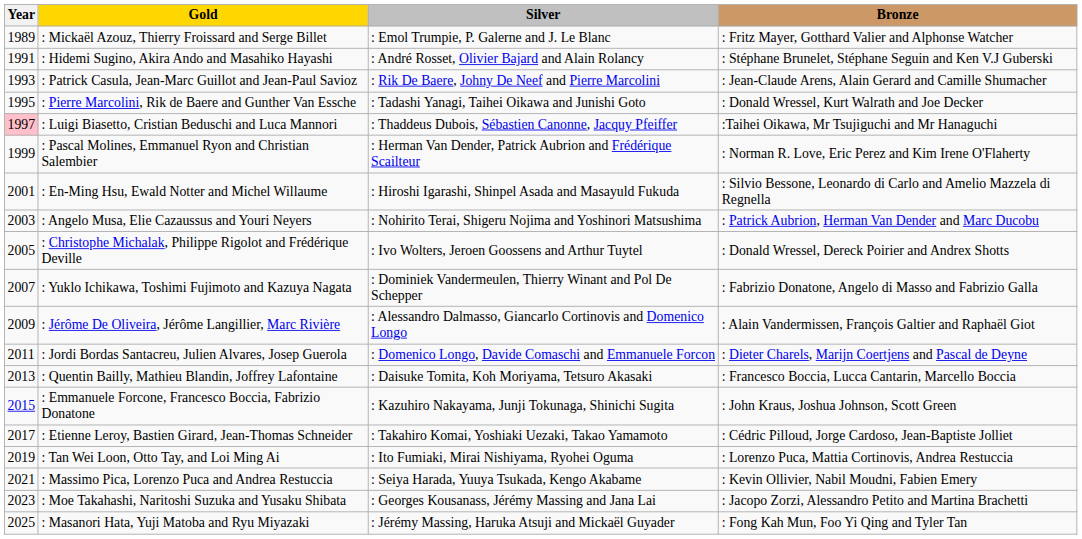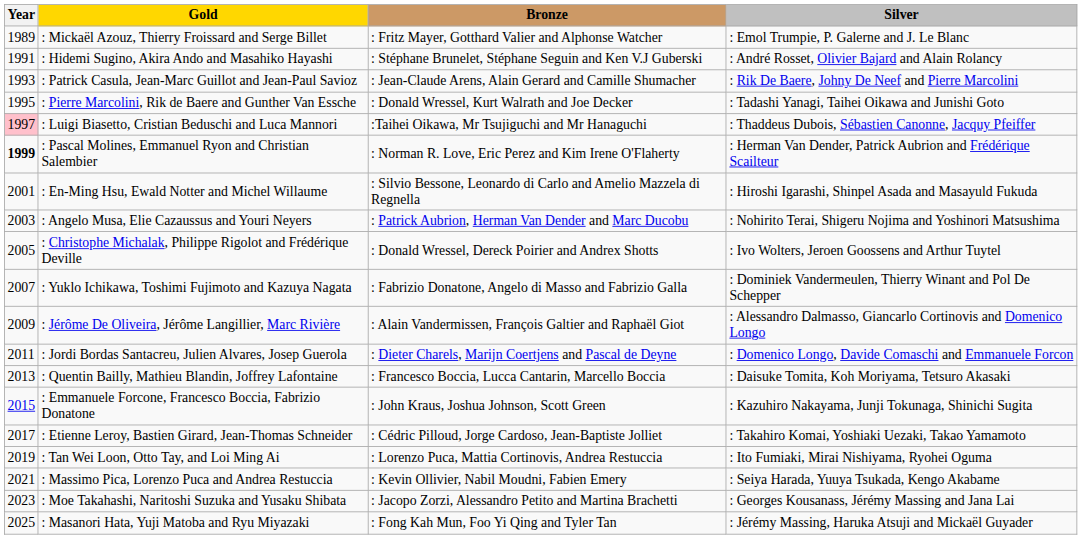columns swapped: (543, 15) <-> (898, 15)
(21, 154) normal -> (21, 154) bold
